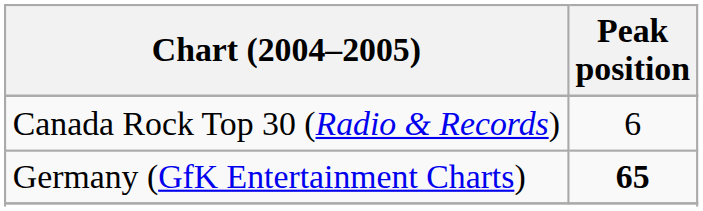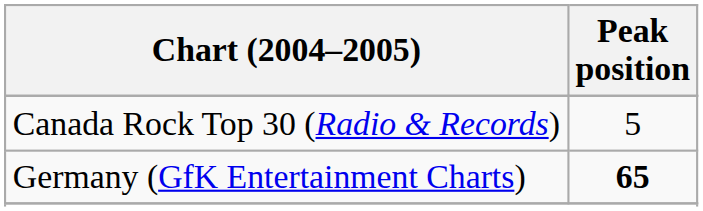(633, 122) 6 -> (633, 122) 5
